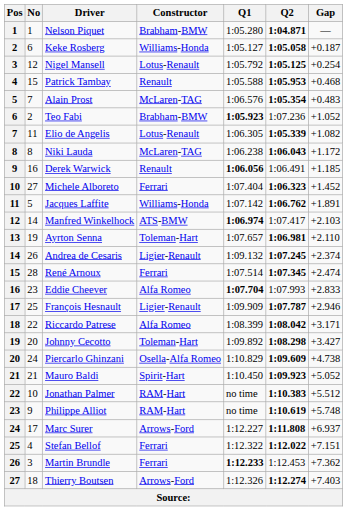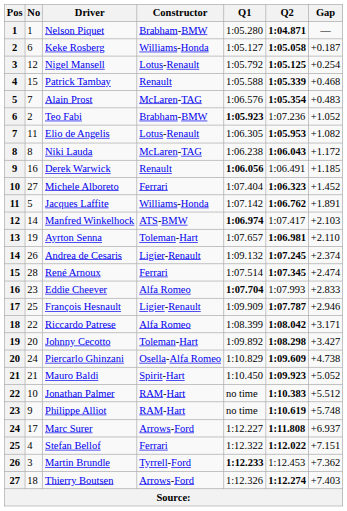(287, 82) 1:05.953 -> (287, 82) 1:05.339
(287, 134) 1:05.339 -> (287, 134) 1:05.953
(153, 462) Ferrari -> (165, 462) Tyrrell-Ford
